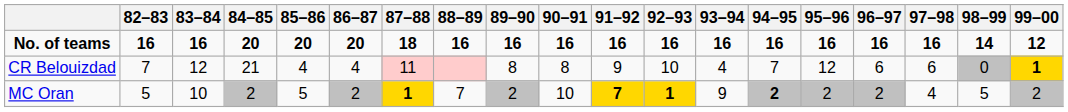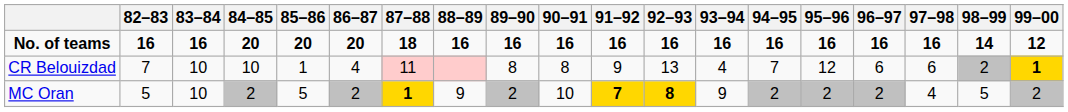(198, 69) 12 -> (198, 69) 10
(251, 69) 21 -> (251, 69) 10
(303, 69) 4 -> (303, 69) 1
(670, 69) 10 -> (670, 69) 13
(984, 69) 0 -> (984, 69) 2
(460, 94) 7 -> (460, 94) 9
(670, 94) 1 -> (670, 94) 8
(775, 94) bold -> (775, 94) normal
